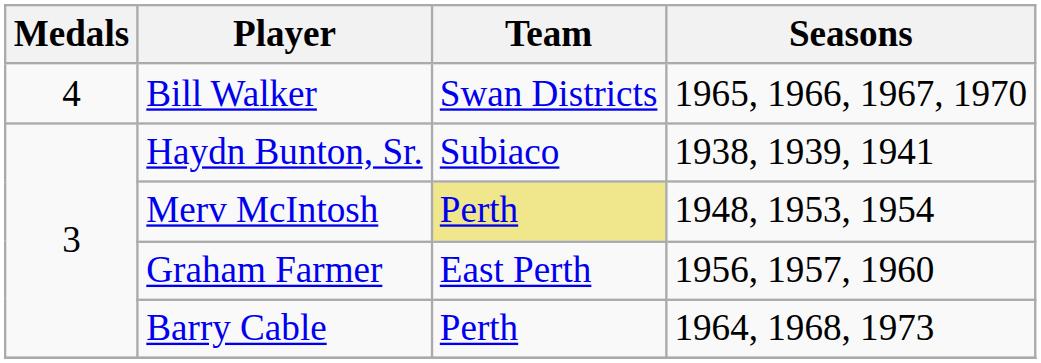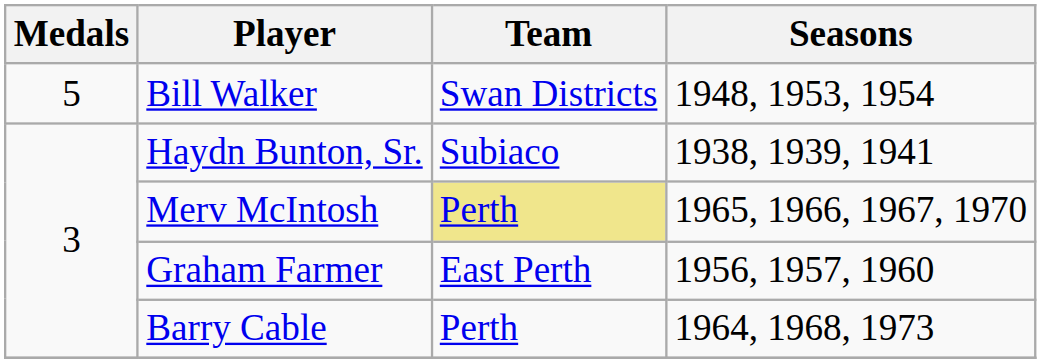(71, 92) 4 -> (71, 92) 5
(851, 92) 1965, 1966, 1967, 1970 -> (804, 92) 1948, 1953, 1954
(804, 210) 1948, 1953, 1954 -> (851, 210) 1965, 1966, 1967, 1970
